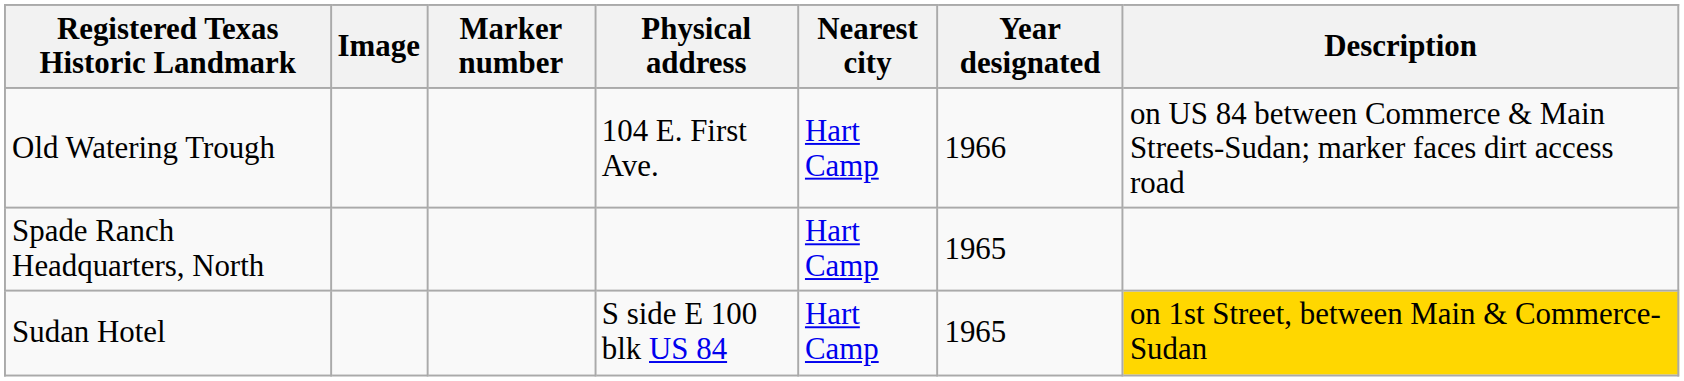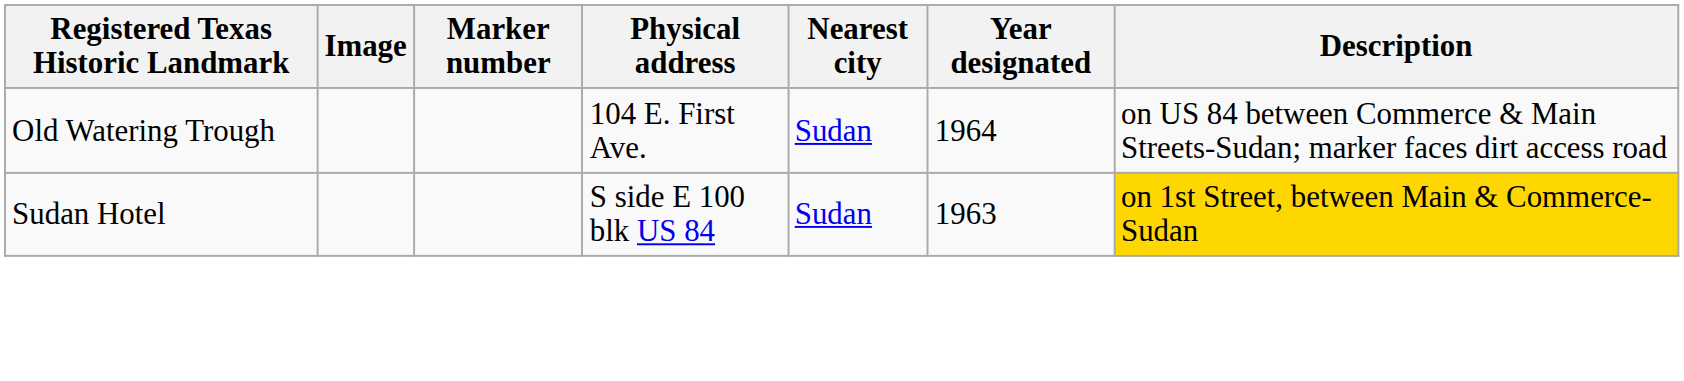(842, 147) Hart Camp -> (833, 130) Sudan
(975, 147) 1966 -> (966, 130) 1964
- row: (138, 248)
(842, 332) Hart Camp -> (833, 213) Sudan
(975, 332) 1965 -> (966, 213) 1963
